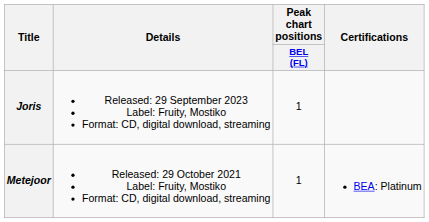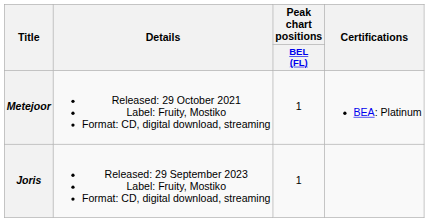rows swapped: (29, 180) <-> (29, 107)
